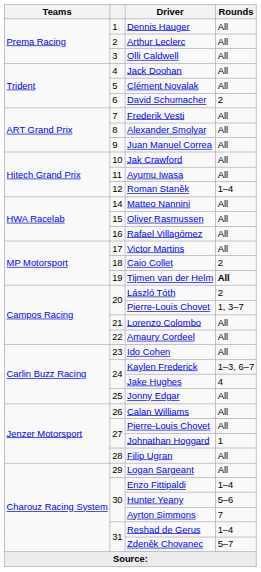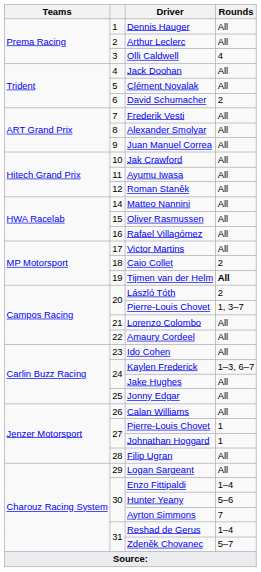(223, 56) All -> (220, 56) 4
(225, 189) 1–4 -> (223, 189) All
(220, 381) 4 -> (223, 381) All
(223, 426) All -> (220, 426) 1
